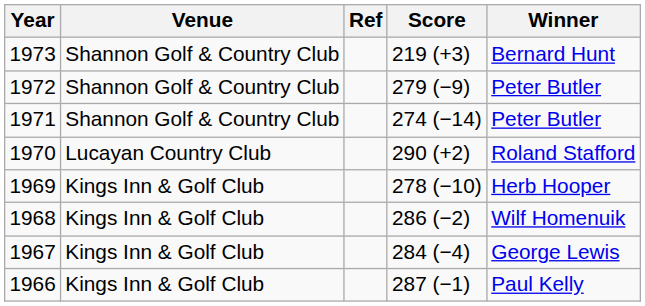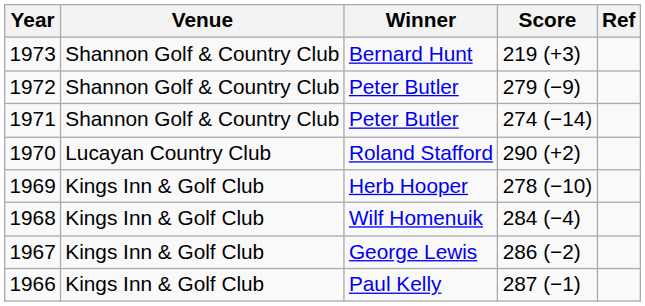columns swapped: (563, 20) <-> (366, 20)
(431, 218) 286 (−2) -> (542, 218) 284 (−4)
(431, 251) 284 (−4) -> (542, 251) 286 (−2)
